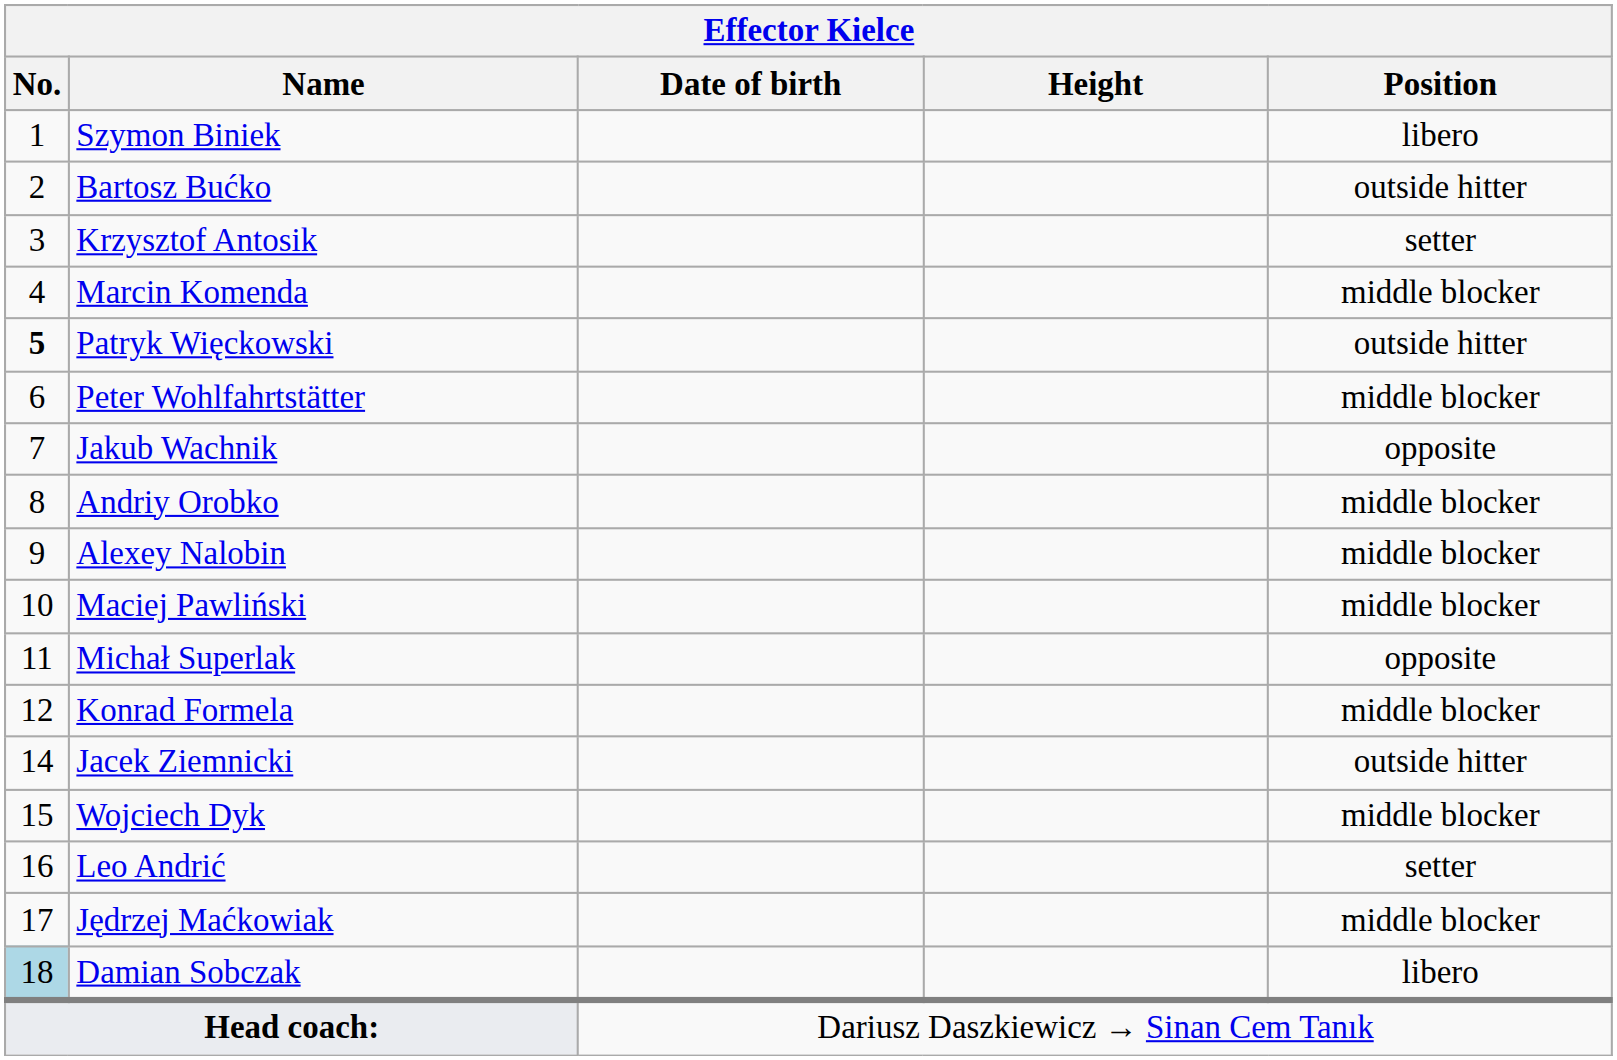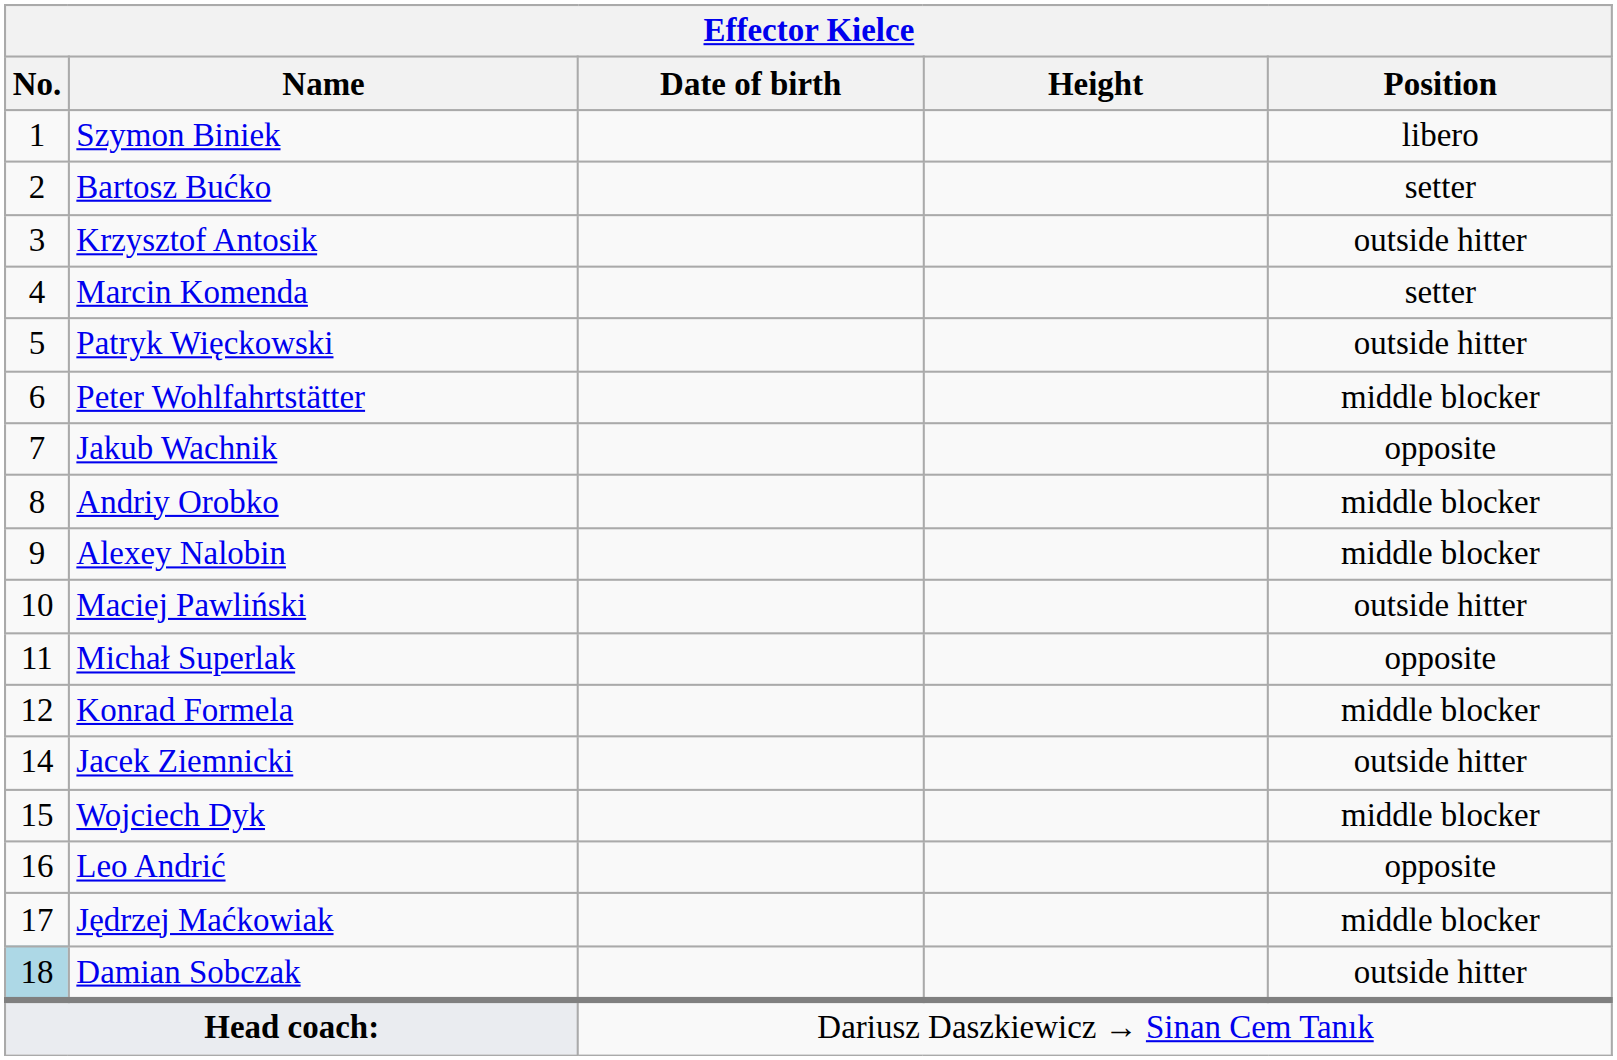(1440, 187) outside hitter -> (1440, 187) setter
(1440, 239) setter -> (1440, 239) outside hitter
(1440, 291) middle blocker -> (1440, 291) setter
(37, 344) bold -> (37, 344) normal
(1440, 605) middle blocker -> (1440, 605) outside hitter
(1440, 866) setter -> (1440, 866) opposite
(1440, 971) libero -> (1440, 971) outside hitter
